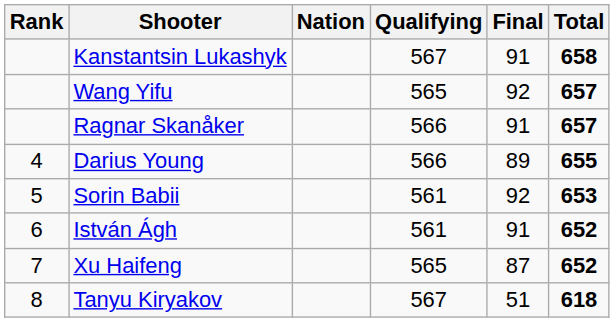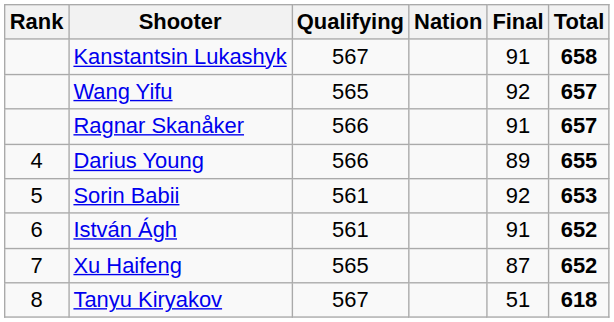columns swapped: (331, 21) <-> (429, 21)
